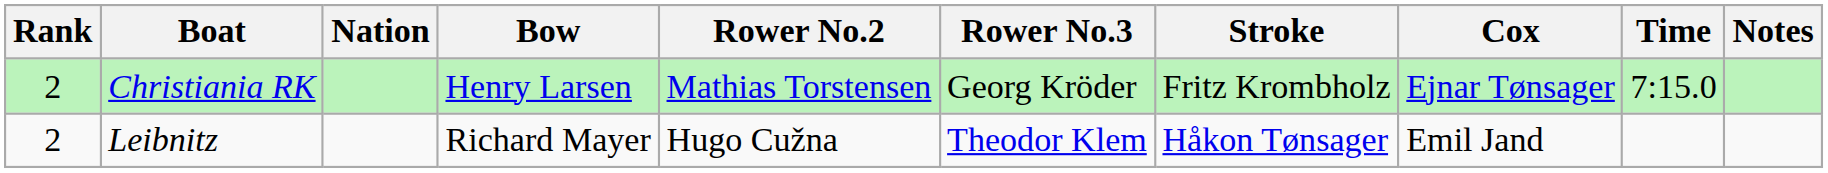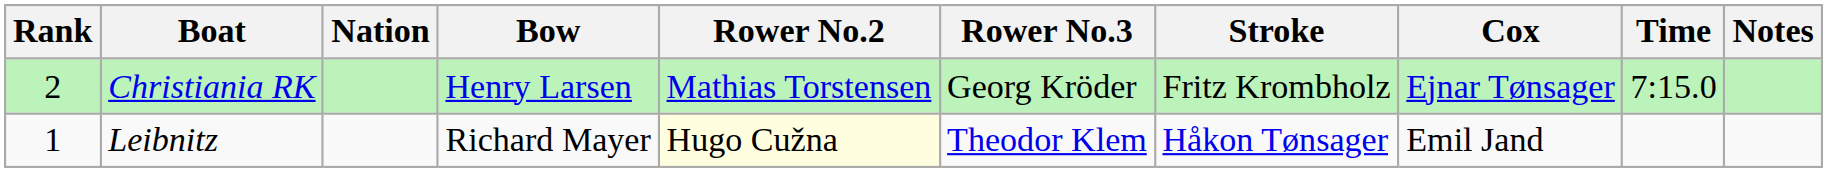(53, 139) 2 -> (53, 139) 1
(752, 139) no background -> (752, 139) lightyellow background
